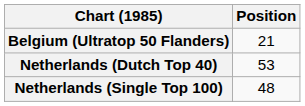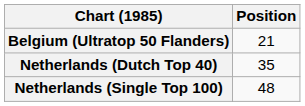(266, 64) 53 -> (266, 64) 35
